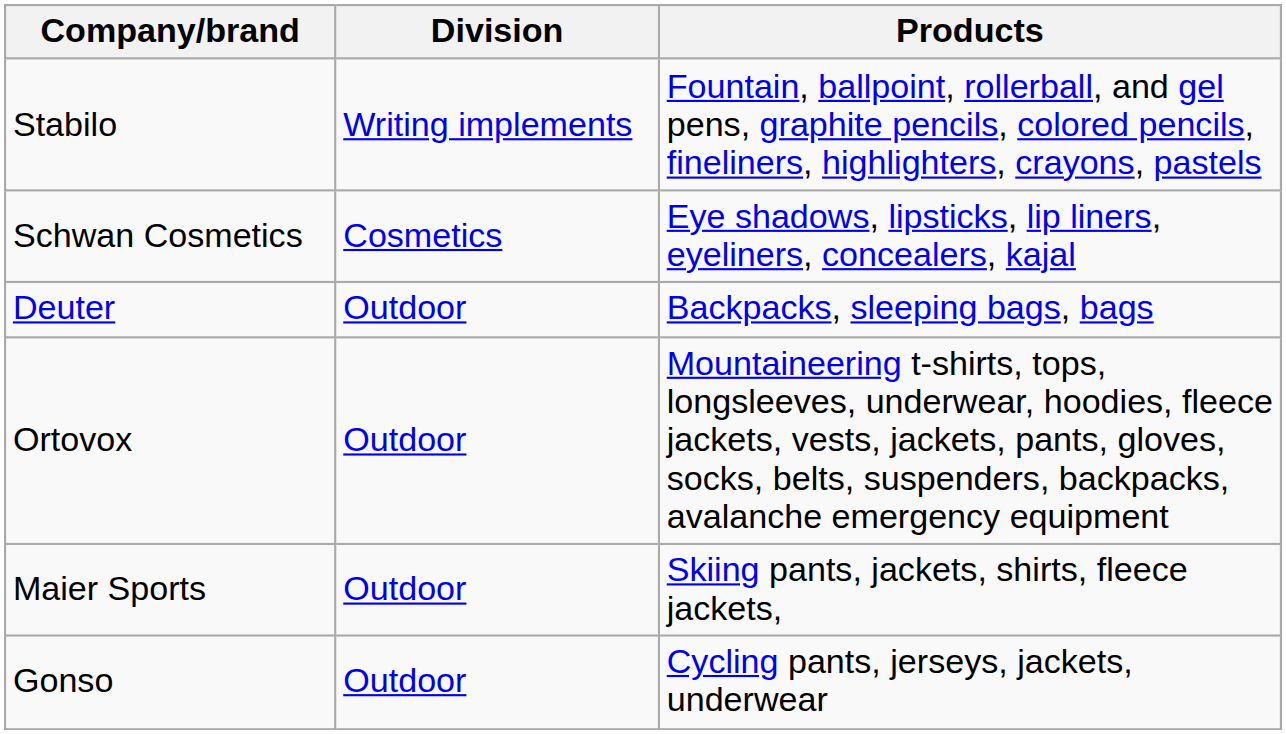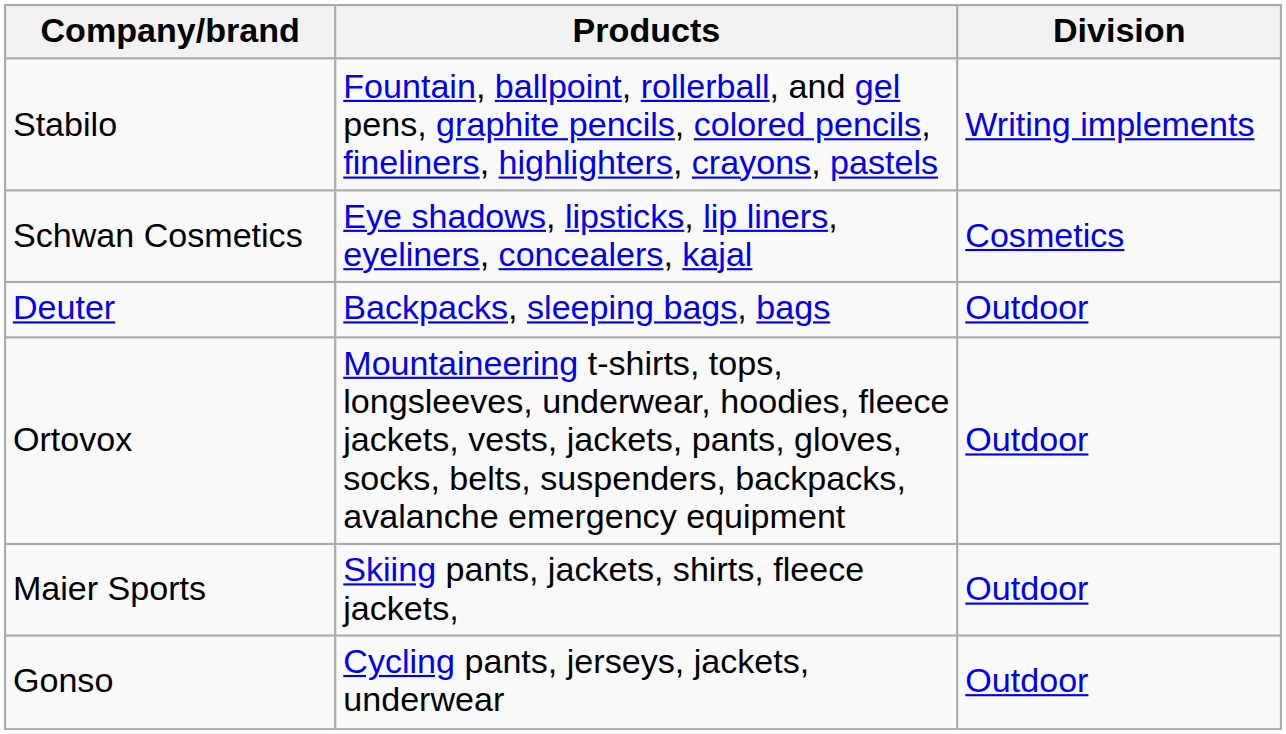columns swapped: (497, 31) <-> (970, 31)
